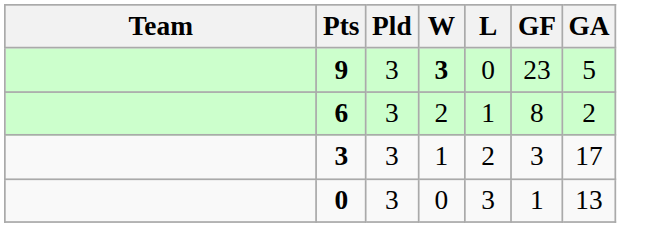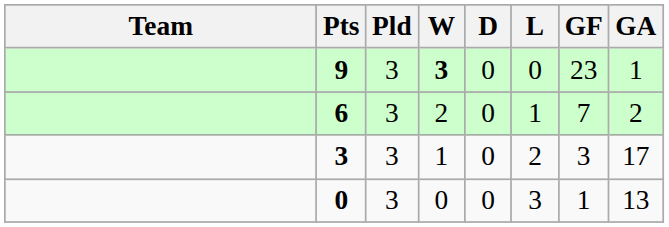+ column: (488, 26)
(589, 69) 5 -> (636, 69) 1
(537, 112) 8 -> (584, 112) 7
